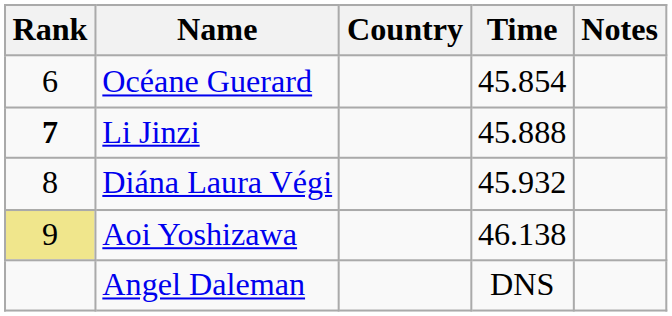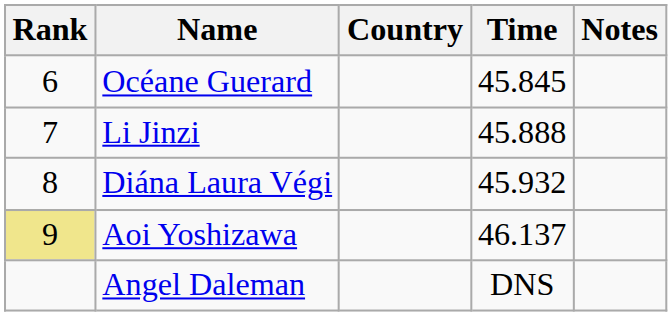(522, 81) 45.854 -> (522, 81) 45.845
(50, 132) bold -> (50, 132) normal
(522, 234) 46.138 -> (522, 234) 46.137
